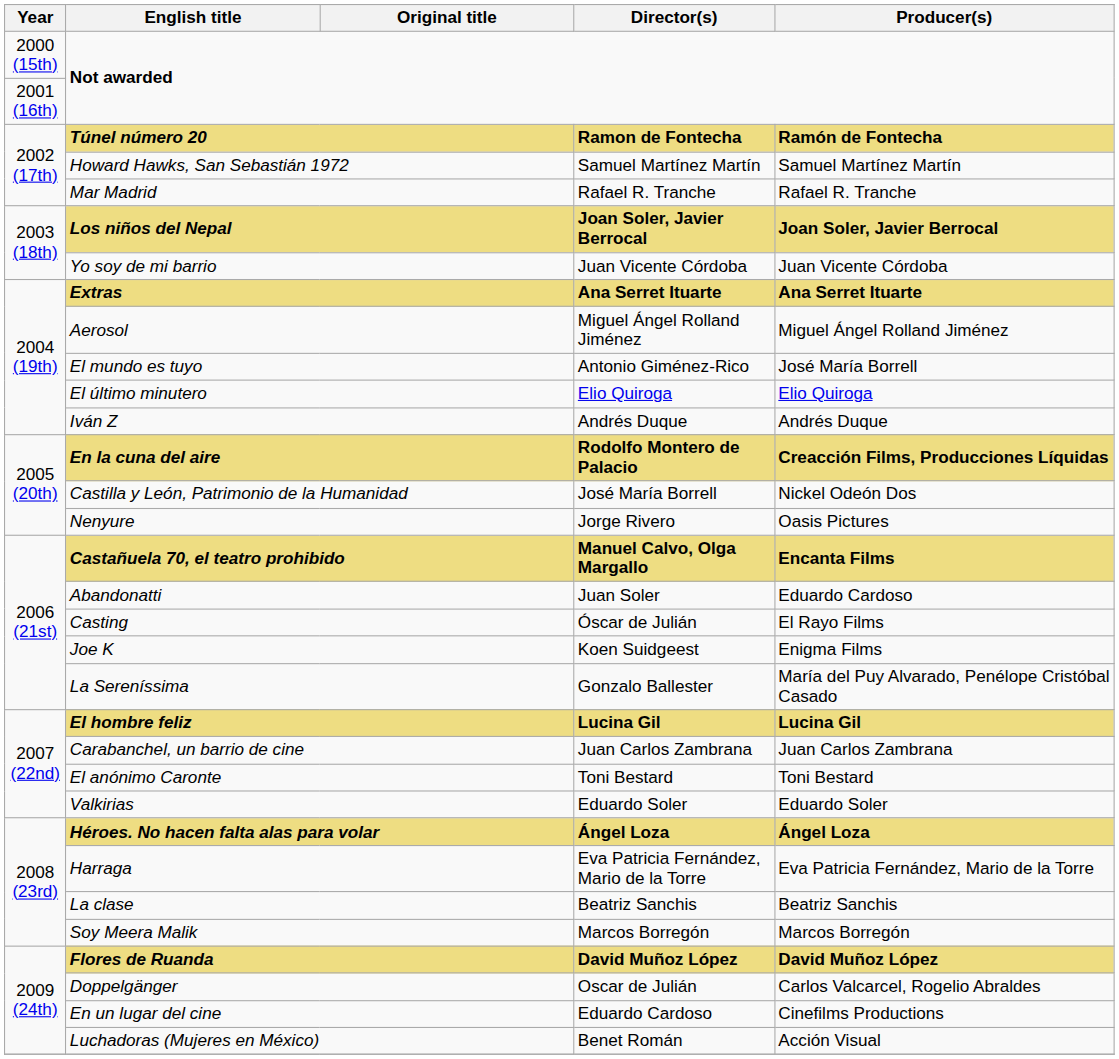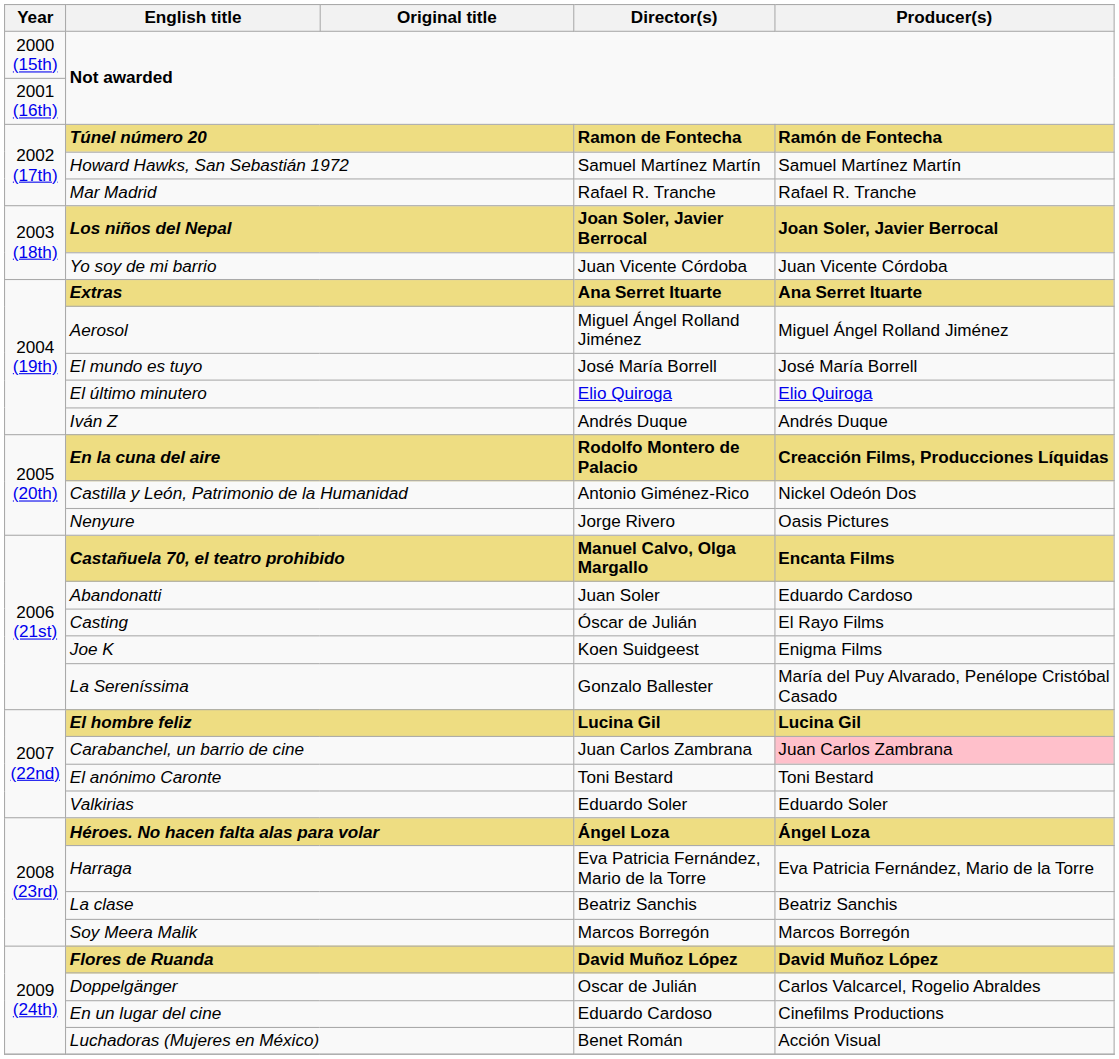(663, 366) Antonio Giménez-Rico -> (647, 366) José María Borrell
(647, 494) José María Borrell -> (663, 494) Antonio Giménez-Rico
(865, 750) no background -> (865, 750) pink background
